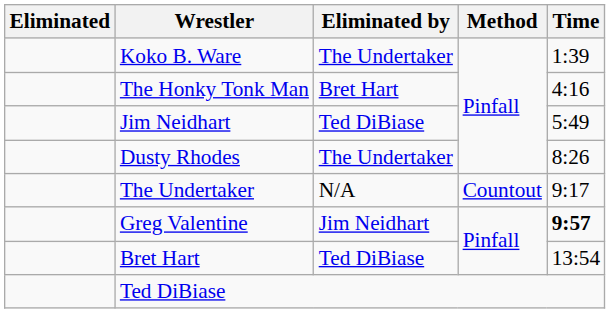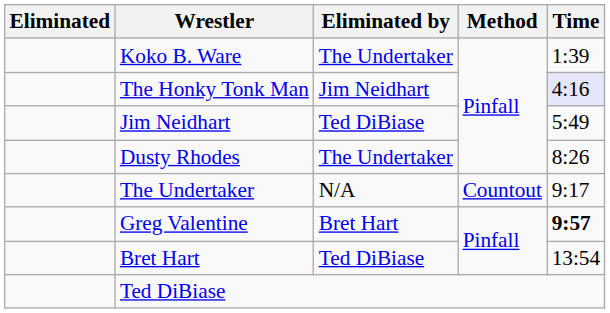(359, 88) Bret Hart -> (374, 88) Jim Neidhart
(571, 88) no background -> (571, 88) lavender background
(374, 223) Jim Neidhart -> (359, 223) Bret Hart
